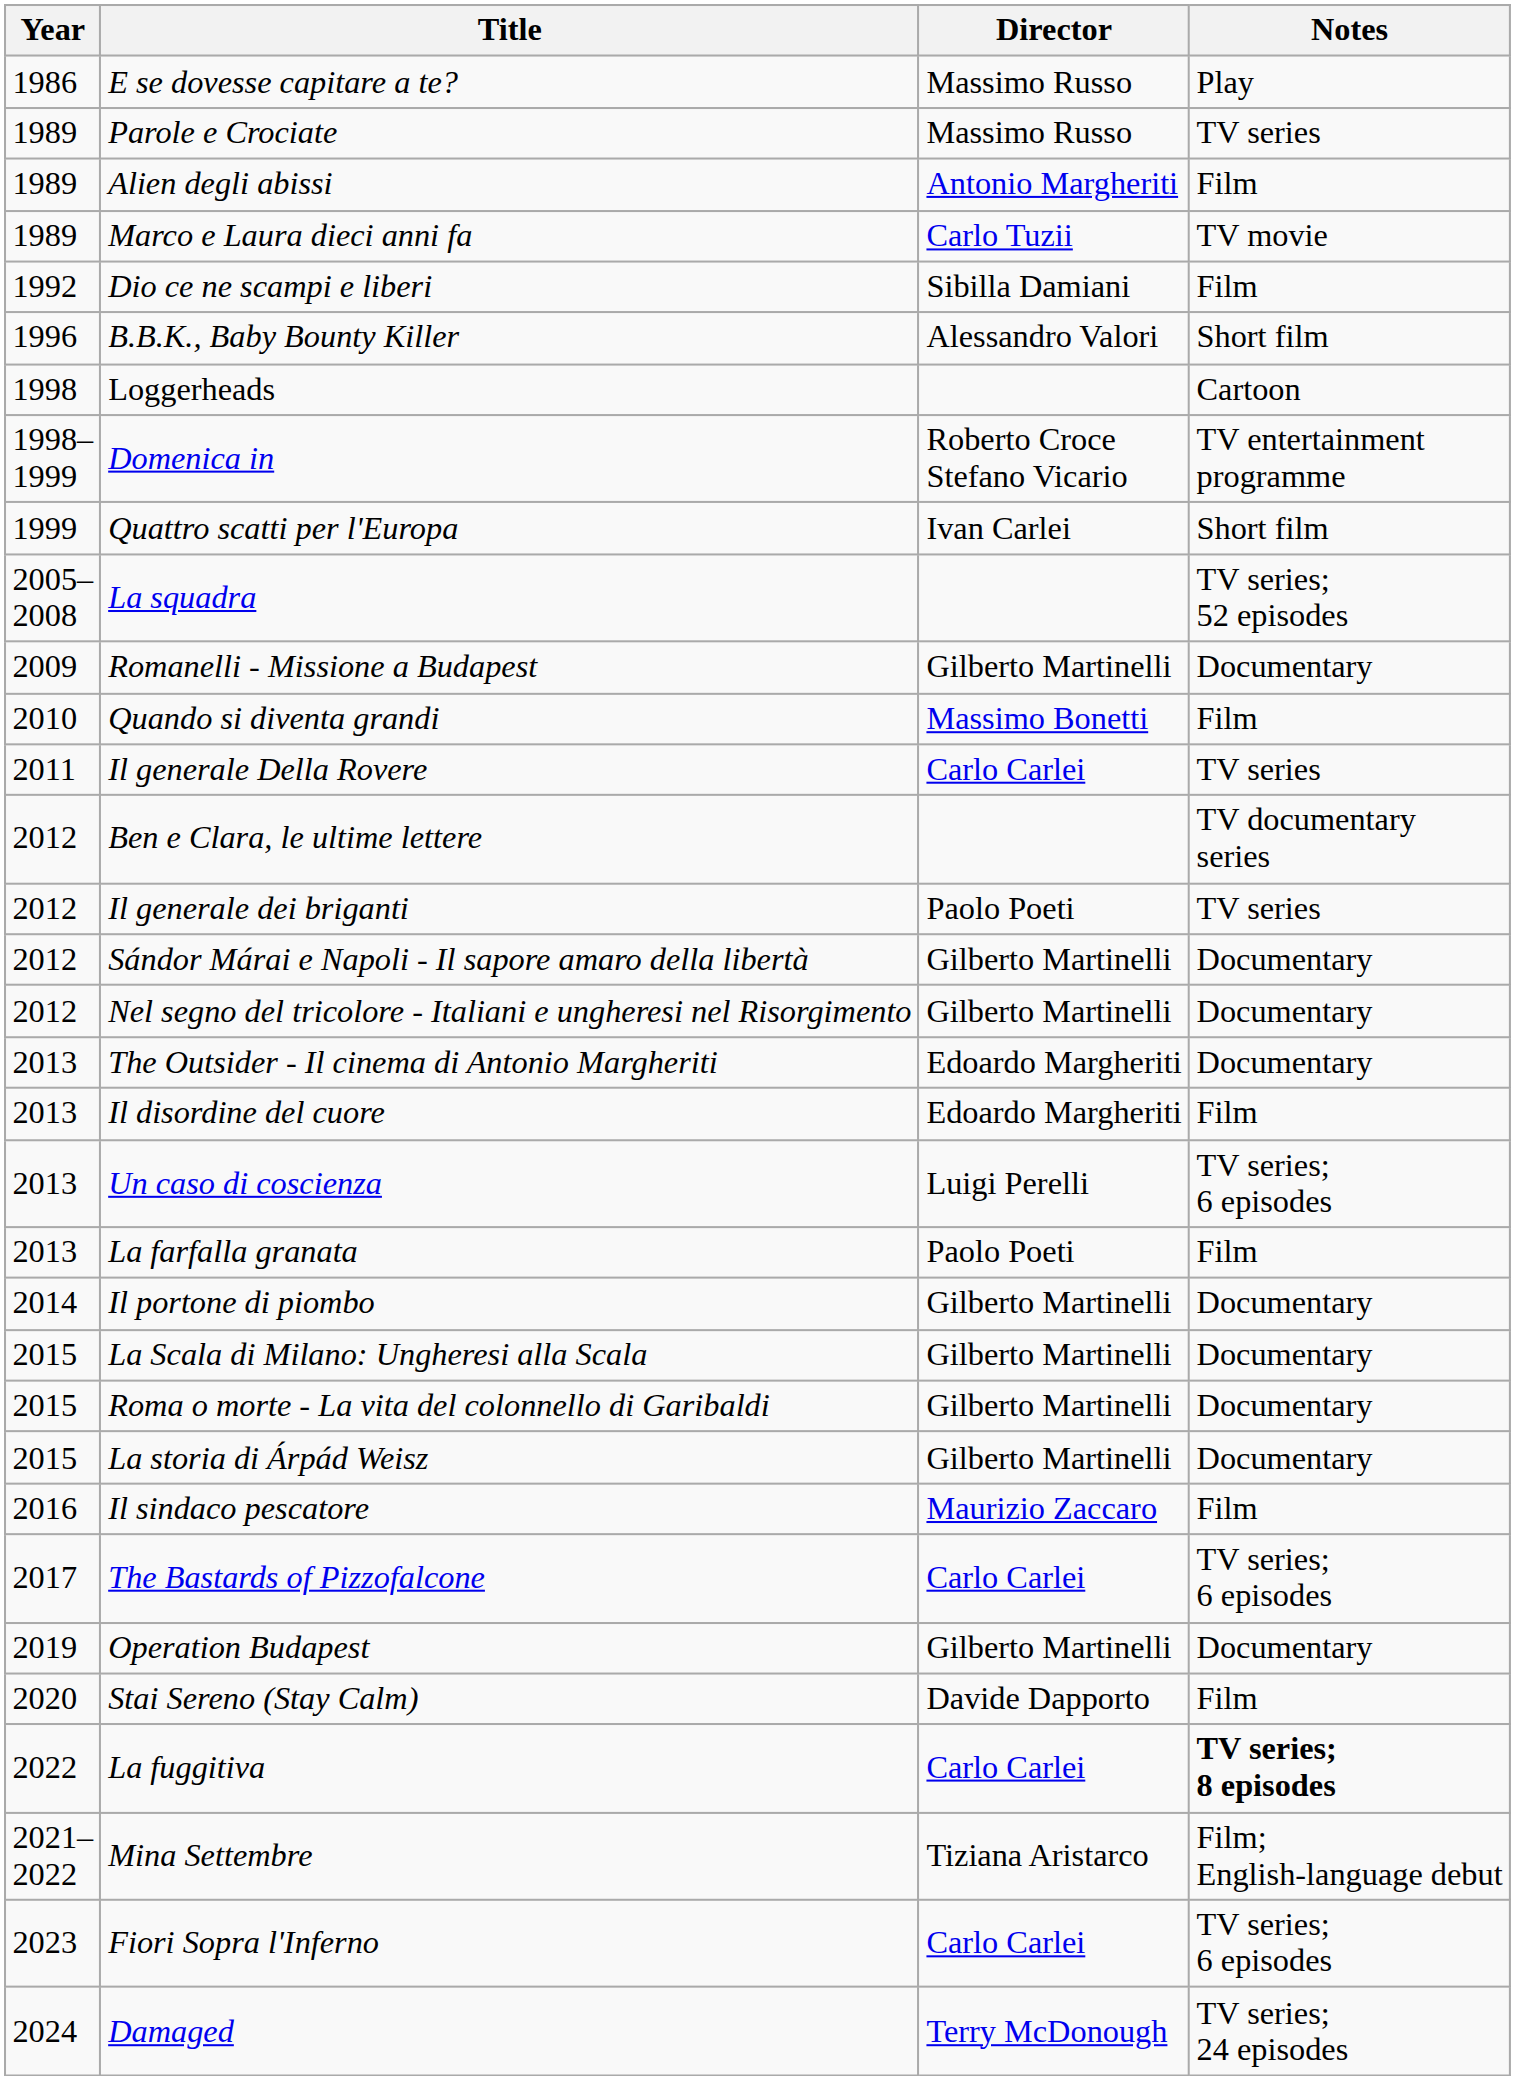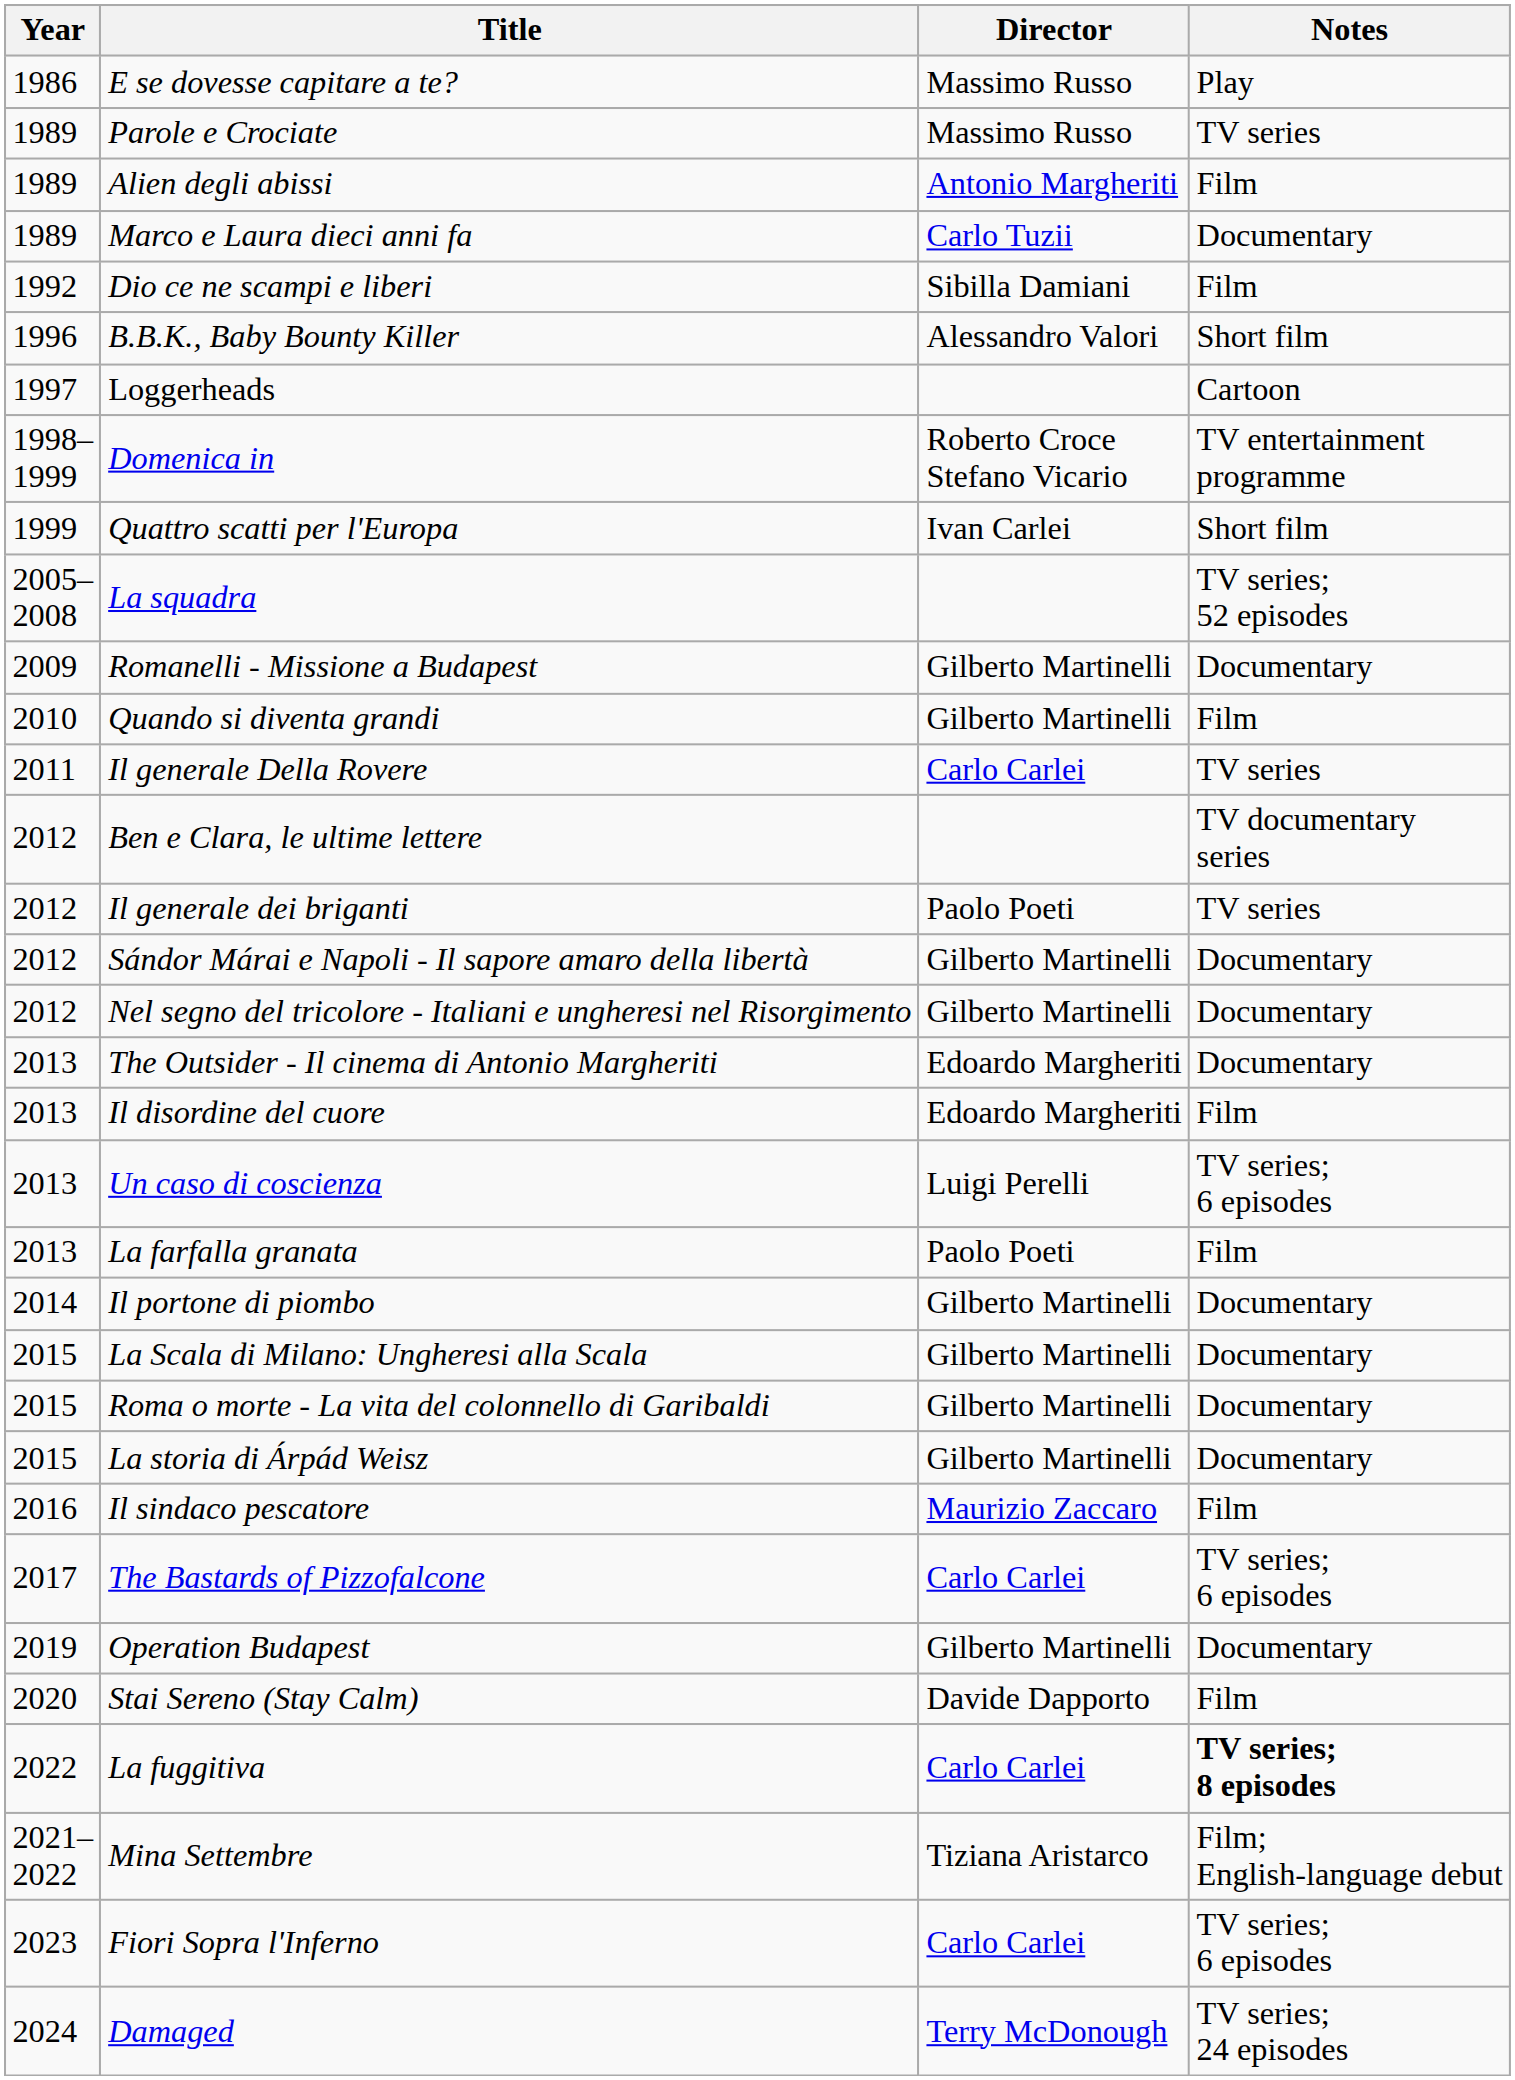(1262, 235) TV movie -> (1285, 235) Documentary
(45, 388) 1998 -> (45, 388) 1997
(1037, 717) Massimo Bonetti -> (1049, 717) Gilberto Martinelli
